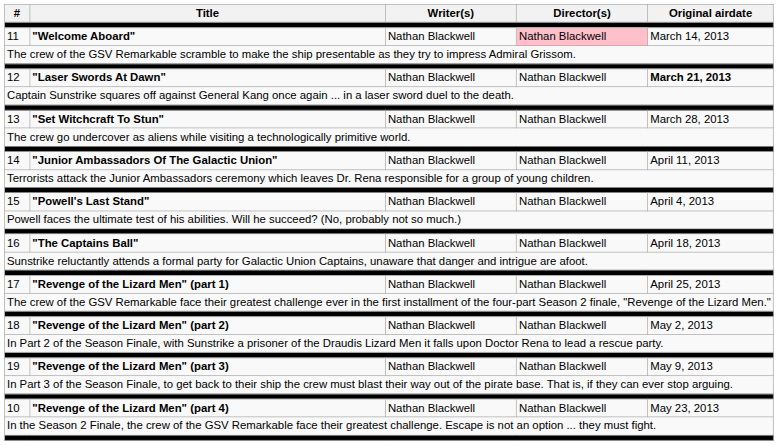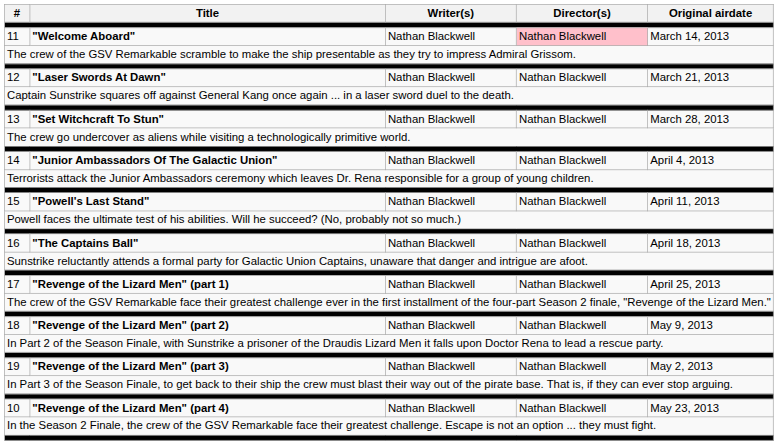(691, 78) bold -> (690, 78) normal
(685, 160) April 11, 2013 -> (682, 160) April 4, 2013
(682, 201) April 4, 2013 -> (685, 201) April 11, 2013
(681, 325) May 2, 2013 -> (681, 325) May 9, 2013
(681, 366) May 9, 2013 -> (681, 366) May 2, 2013
